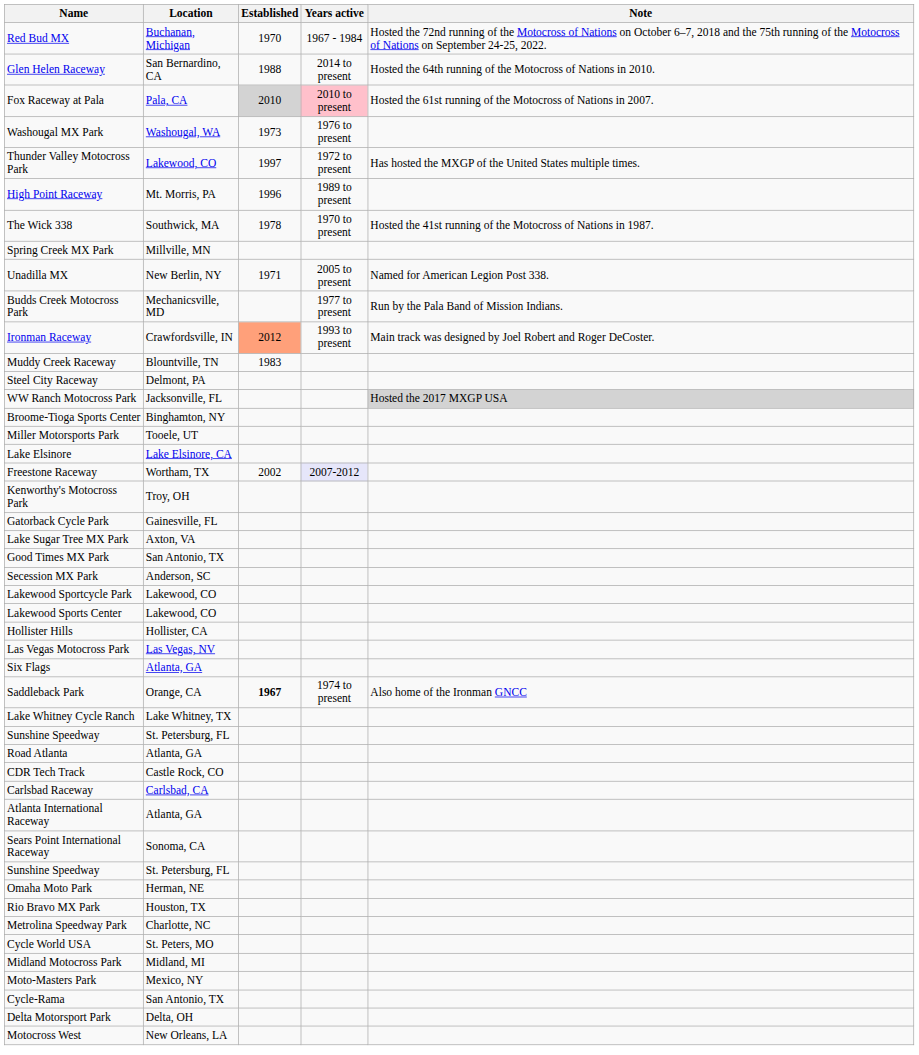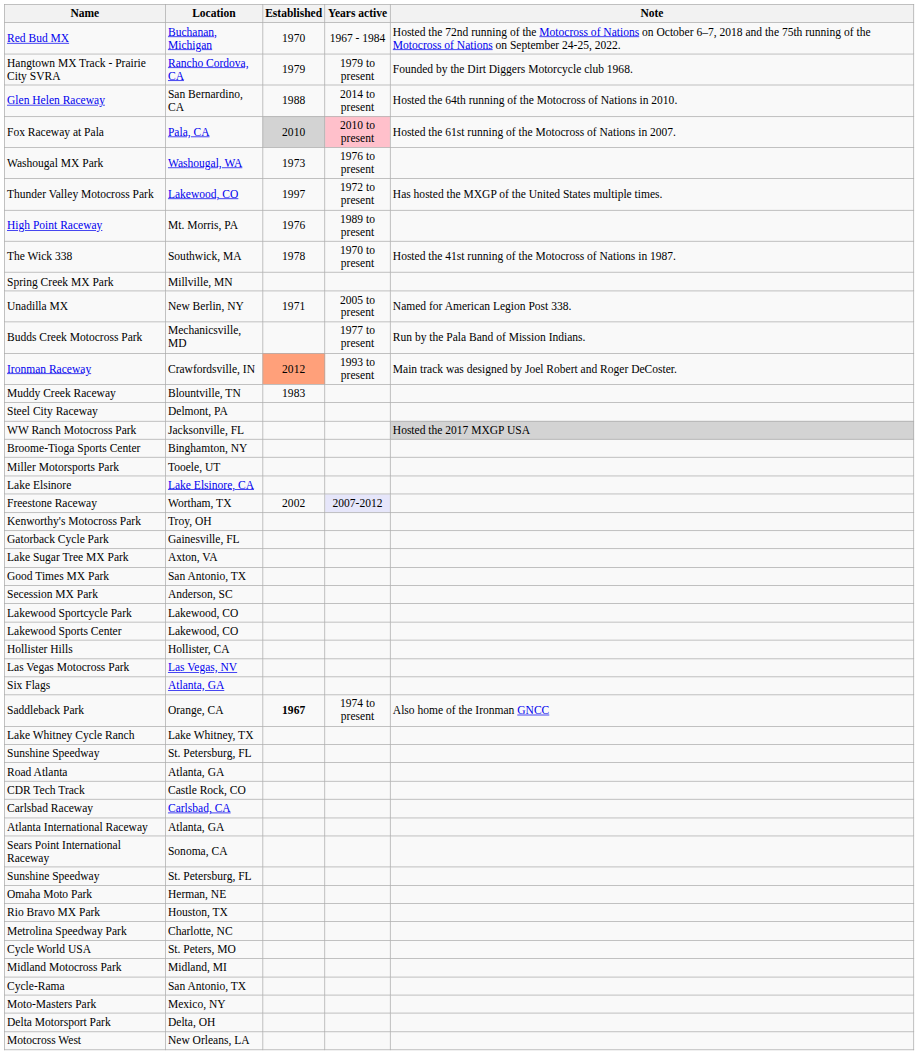+ row: (76, 69)
(270, 194) 1996 -> (294, 225) 1976
rows swapped: (36, 998) <-> (52, 980)
